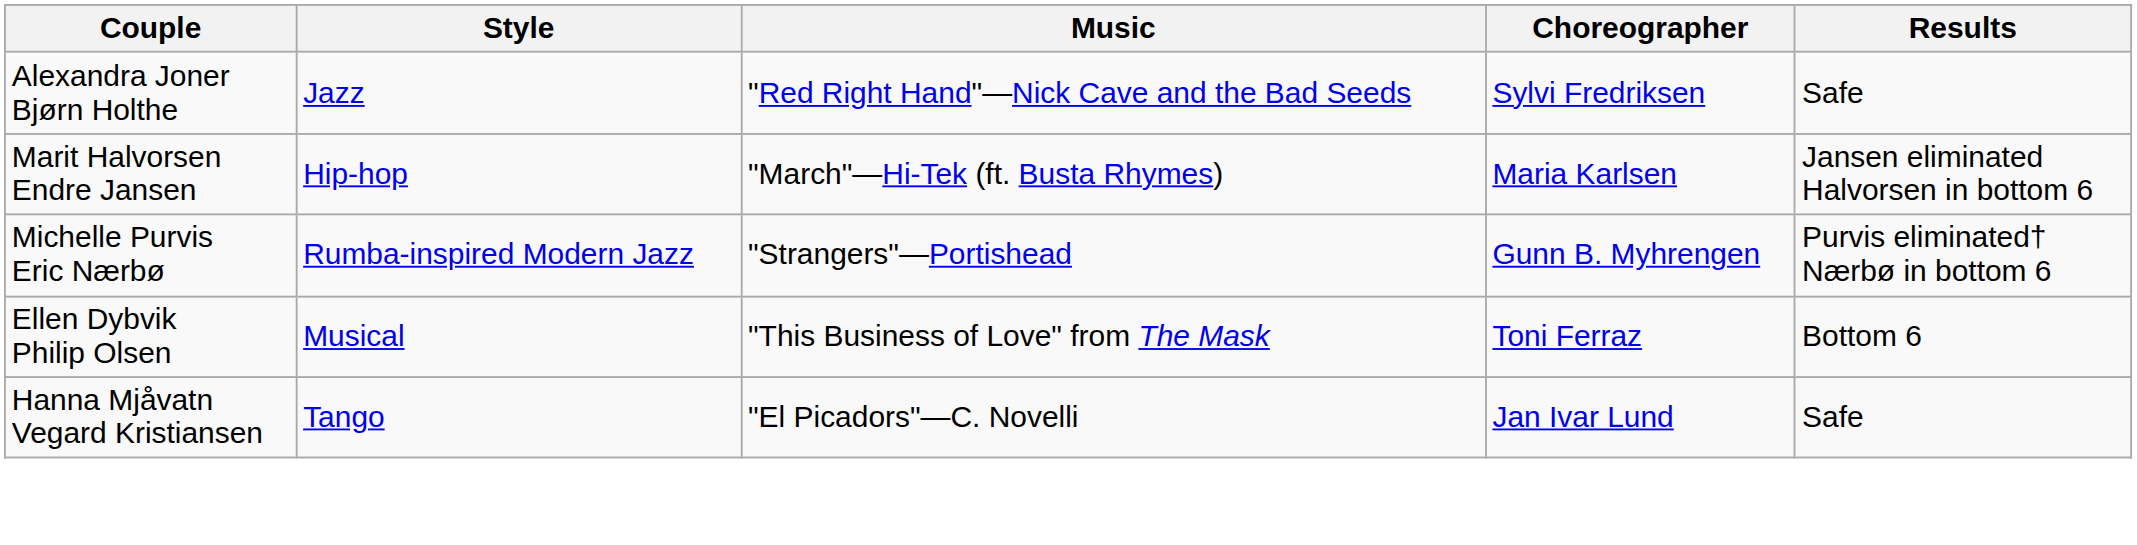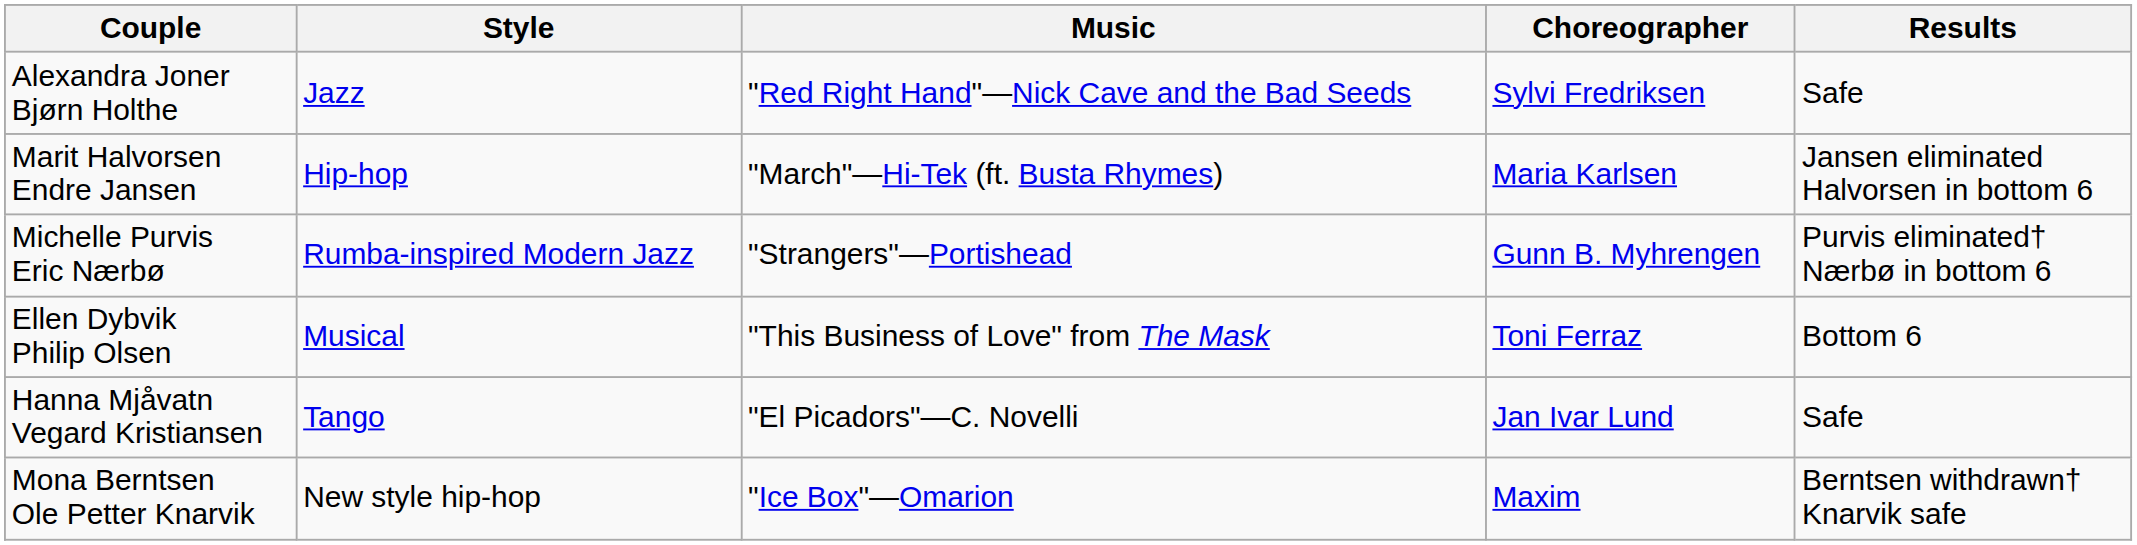+ row: (133, 498)
